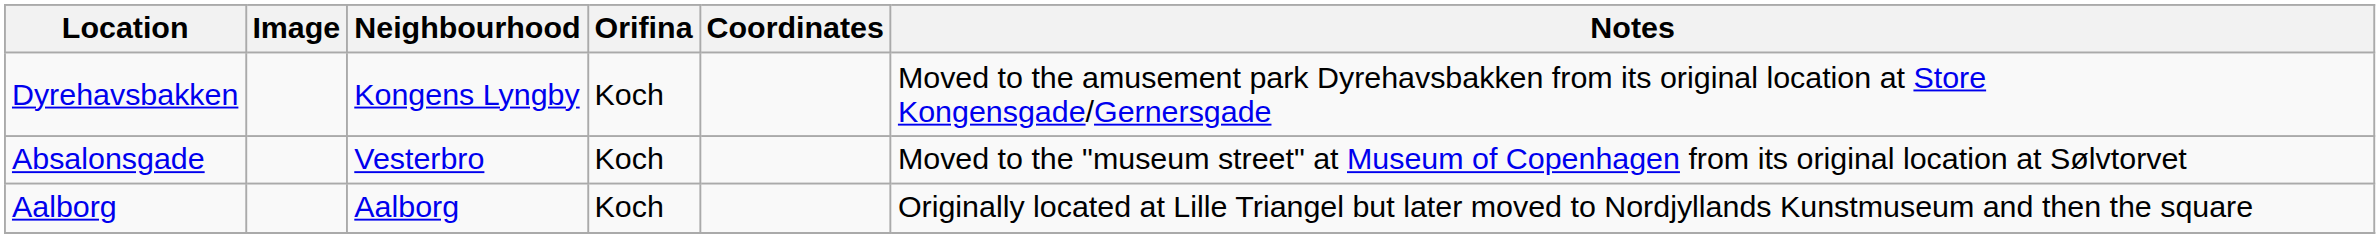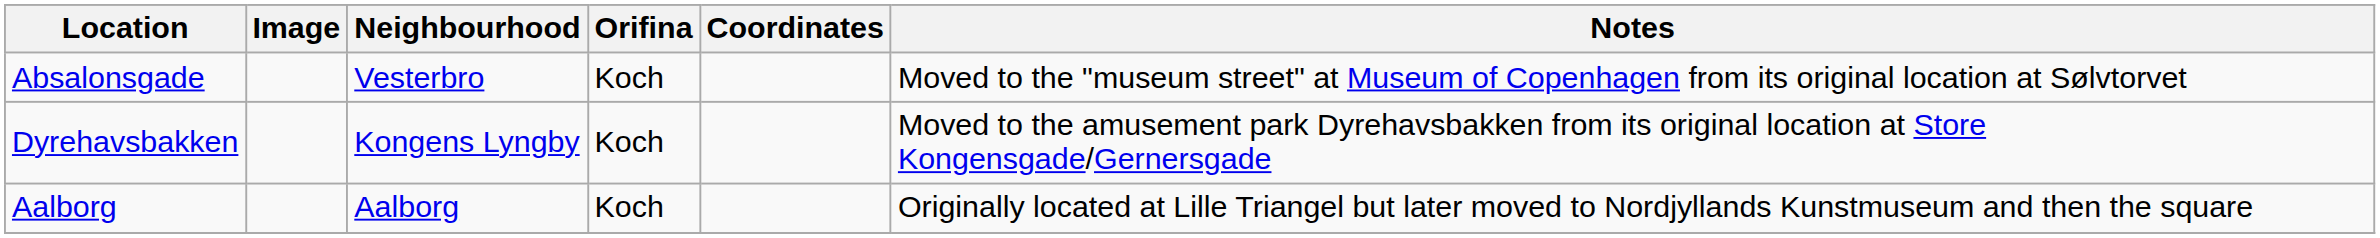rows swapped: (108, 159) <-> (125, 93)
